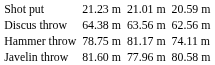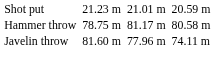- row: (36, 25)
(191, 41) 74.11 m -> (191, 25) 80.58 m
(191, 57) 80.58 m -> (191, 41) 74.11 m
